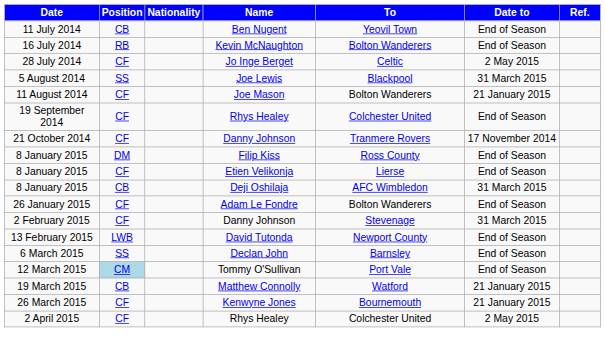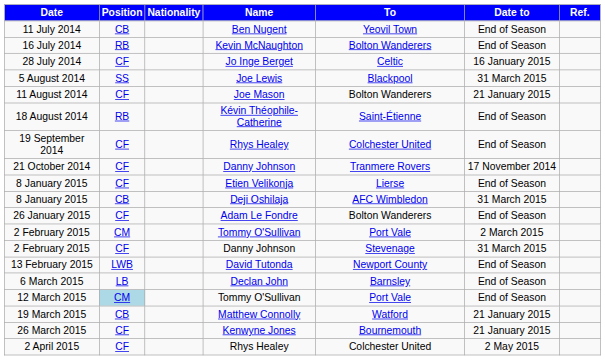(512, 62) 2 May 2015 -> (512, 62) 16 January 2015
+ row: (52, 117)
- row: (52, 156)
+ row: (52, 233)
(122, 254) SS -> (122, 282) LB
